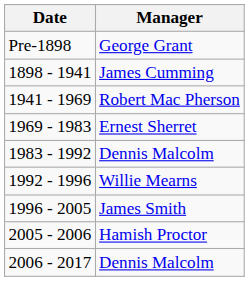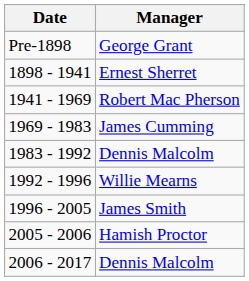(156, 72) James Cumming -> (148, 72) Ernest Sherret
(148, 126) Ernest Sherret -> (156, 126) James Cumming
